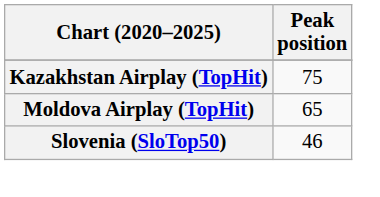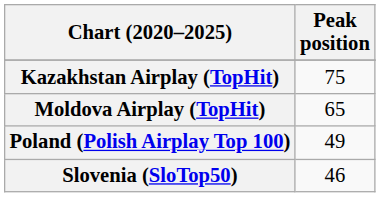+ row: (150, 142)
